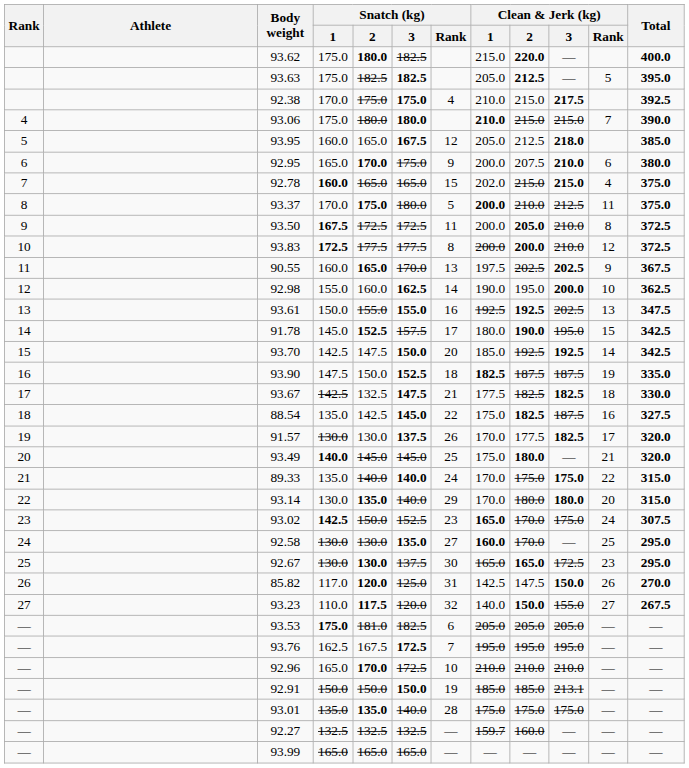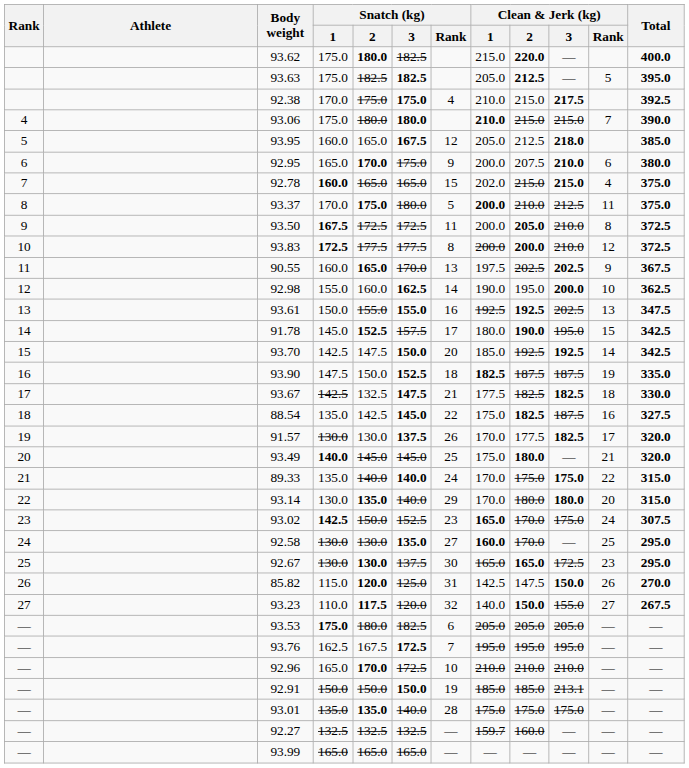(333, 583) 117.0 -> (333, 583) 115.0
(372, 625) 181.0 -> (372, 625) 180.0
